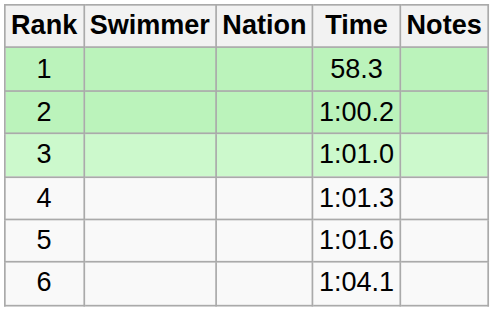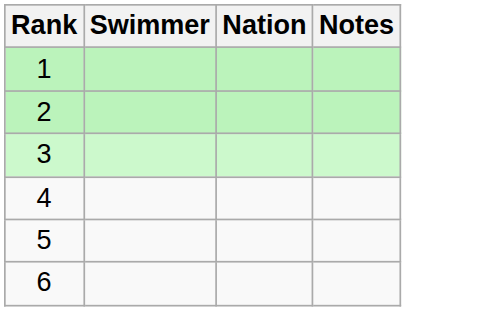- column: (357, 25)
